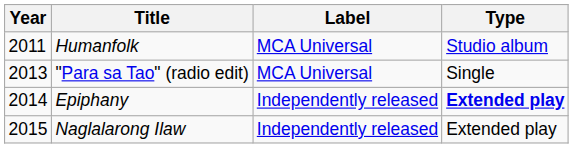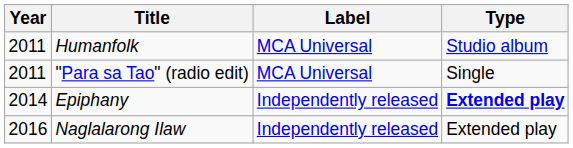(28, 73) 2013 -> (27, 73) 2011
(28, 128) 2015 -> (28, 128) 2016
